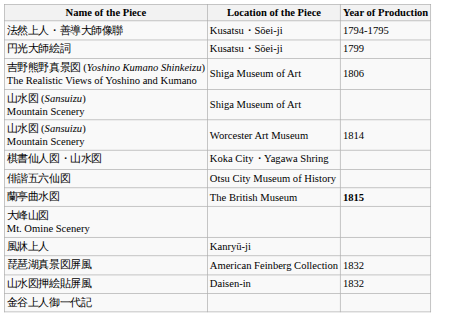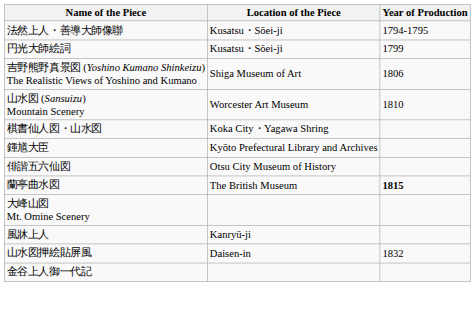- row: (46, 104)
(354, 135) 1814 -> (393, 104) 1810
+ row: (28, 147)
- row: (49, 265)
